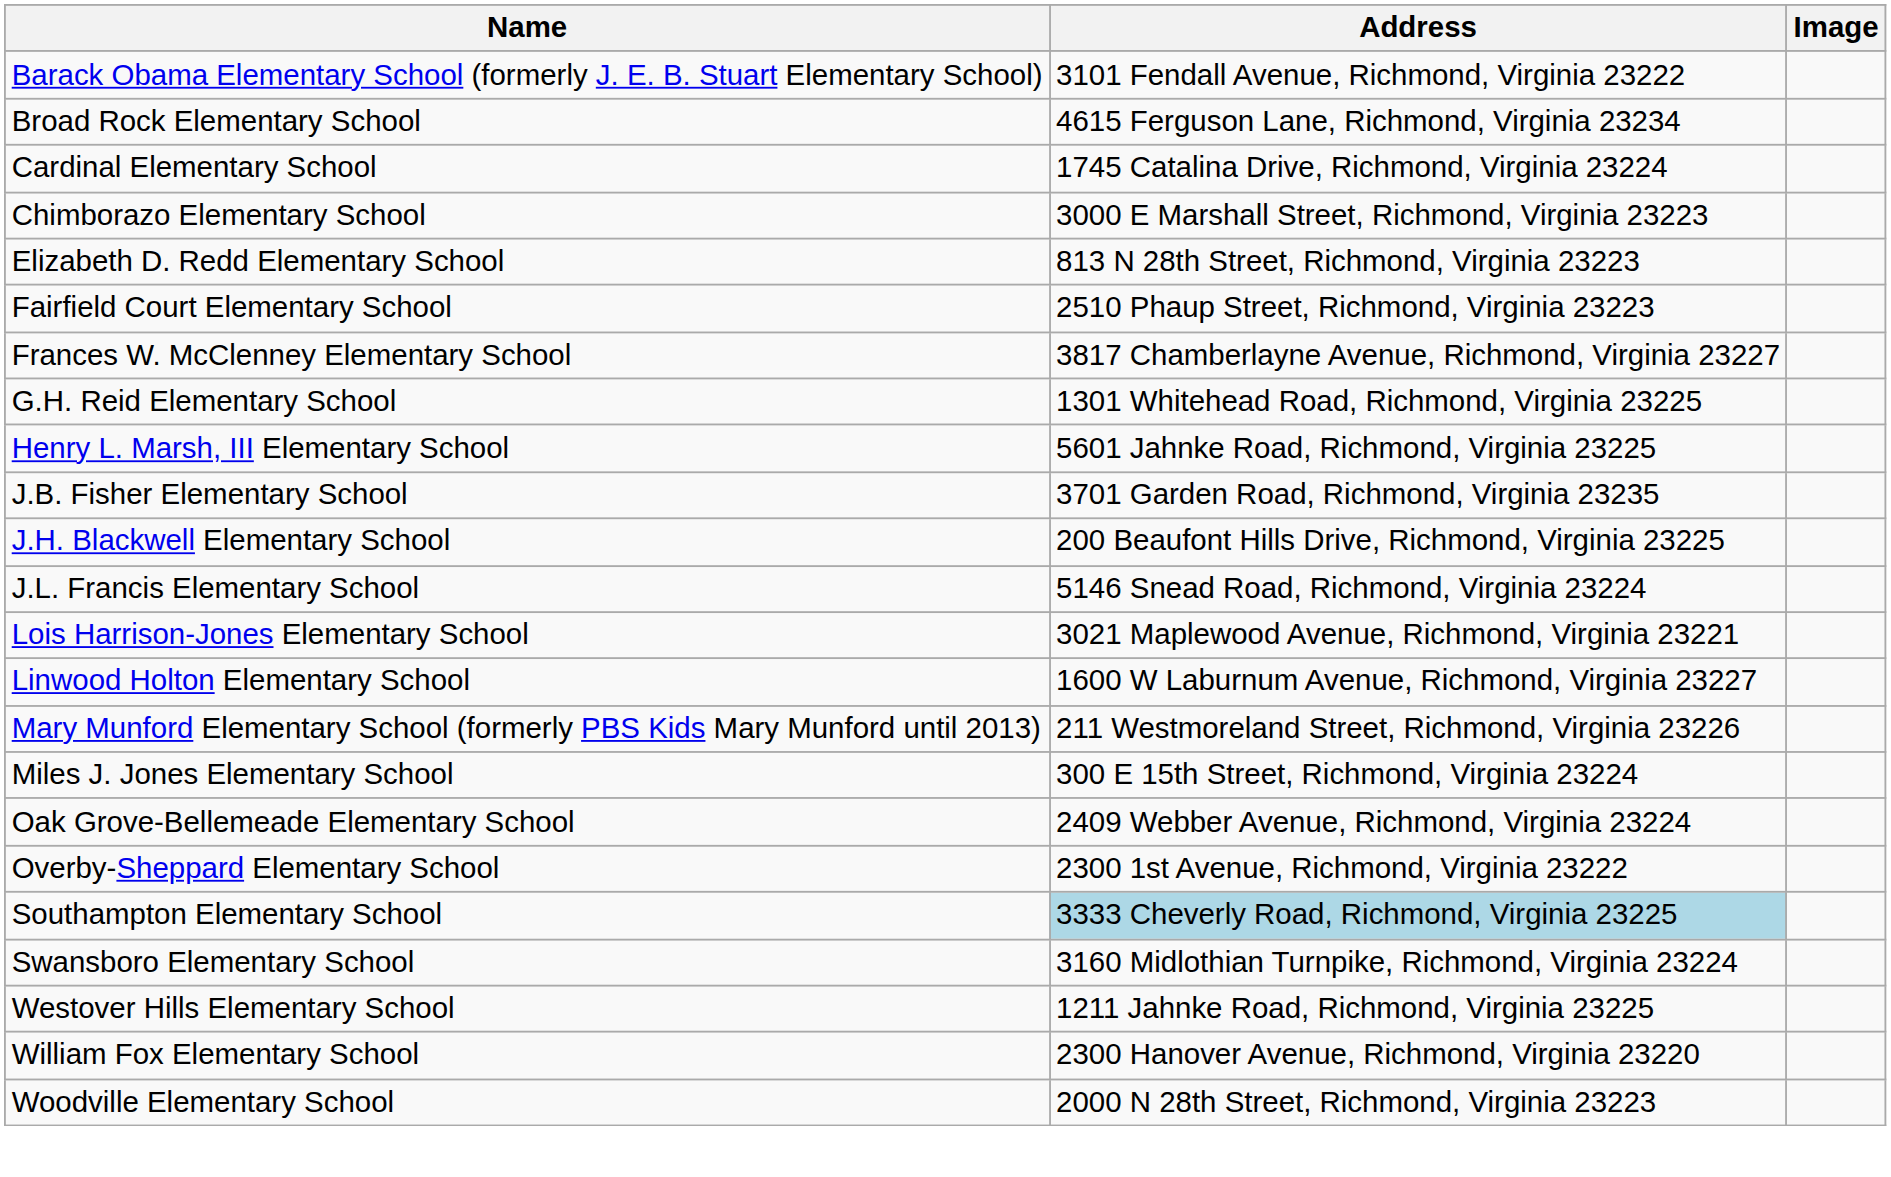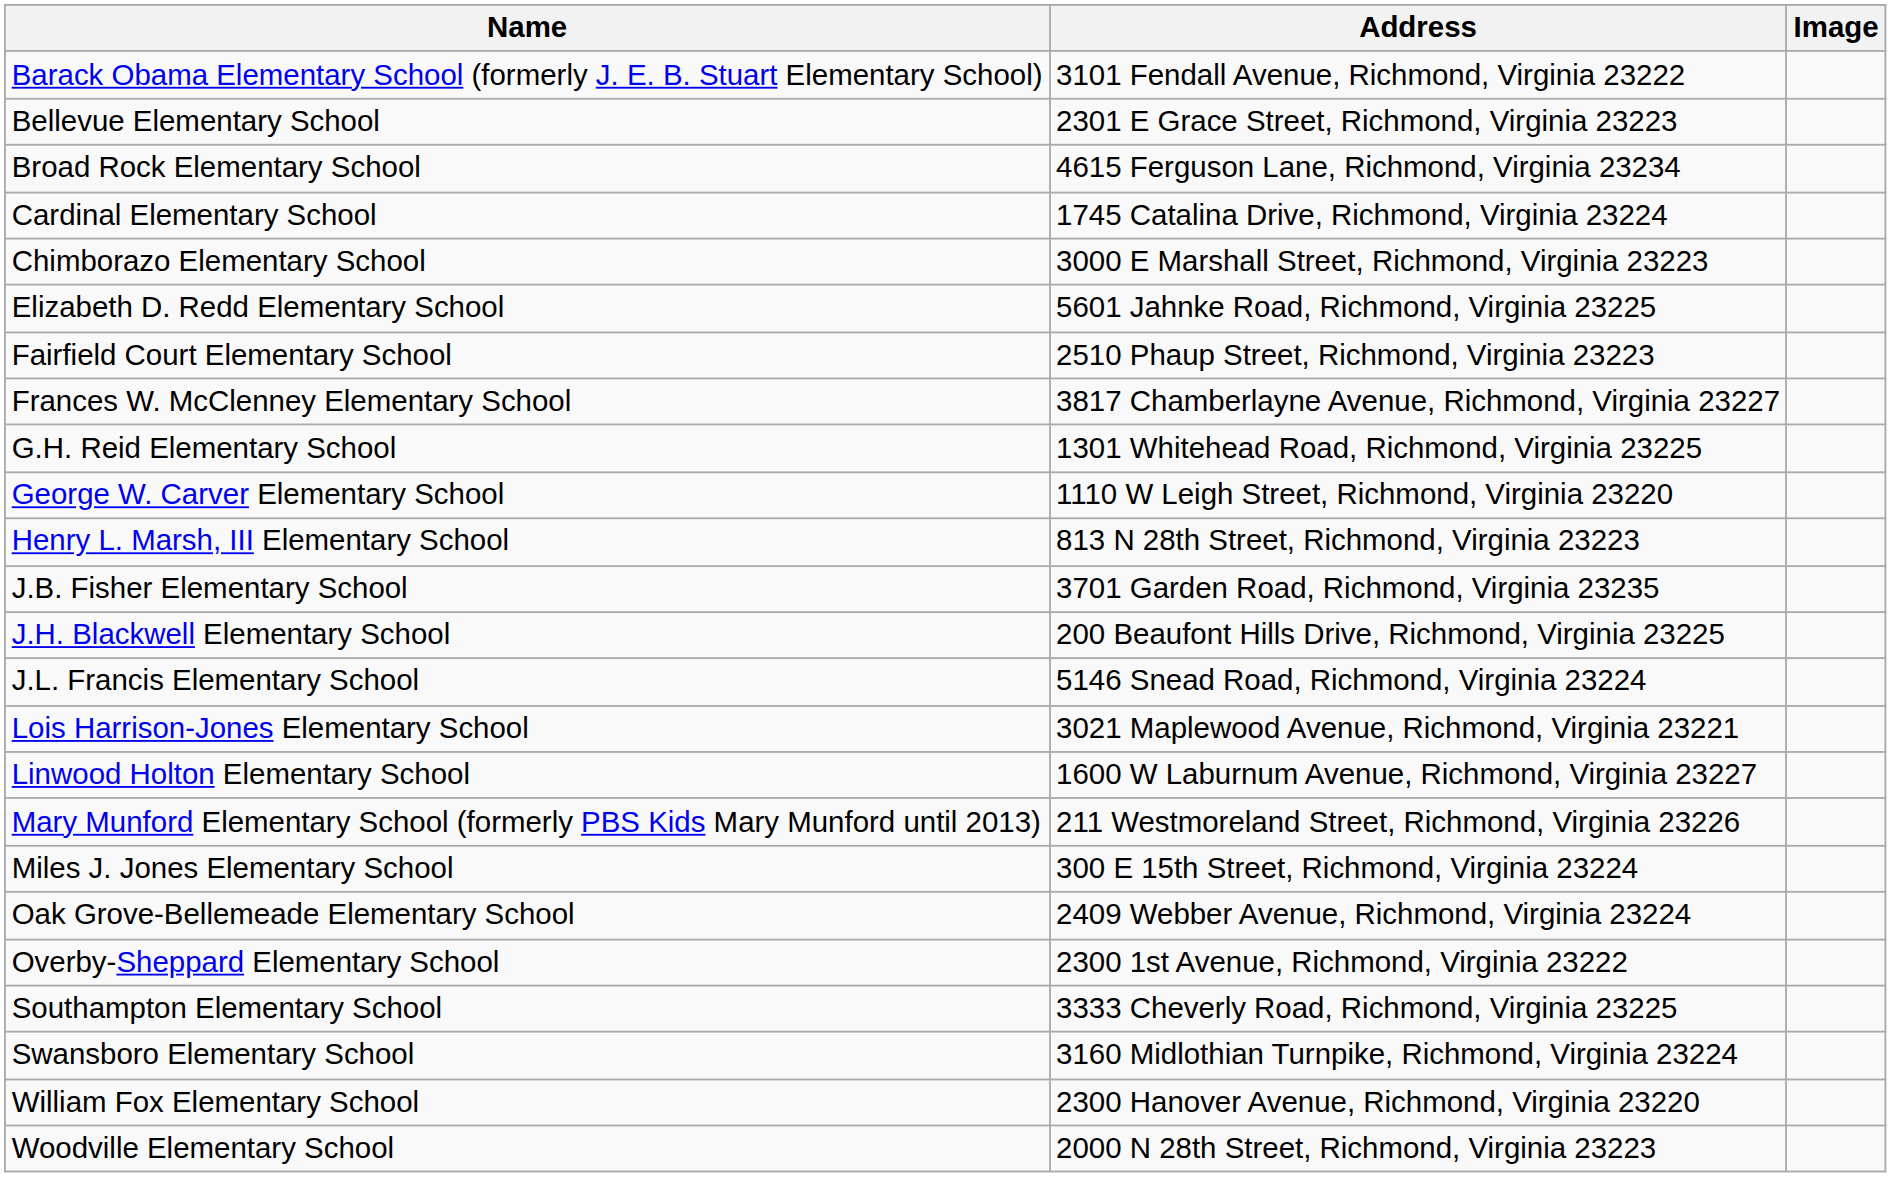+ row: (196, 121)
(1348, 261) 813 N 28th Street, Richmond, Virginia 23223 -> (1356, 307) 5601 Jahnke Road, Richmond, Virginia 23225
+ row: (258, 494)
(1356, 448) 5601 Jahnke Road, Richmond, Virginia 23225 -> (1348, 541) 813 N 28th Street, Richmond, Virginia 23223
(1367, 914) lightblue background -> (1367, 1008) no background
- row: (233, 1008)
